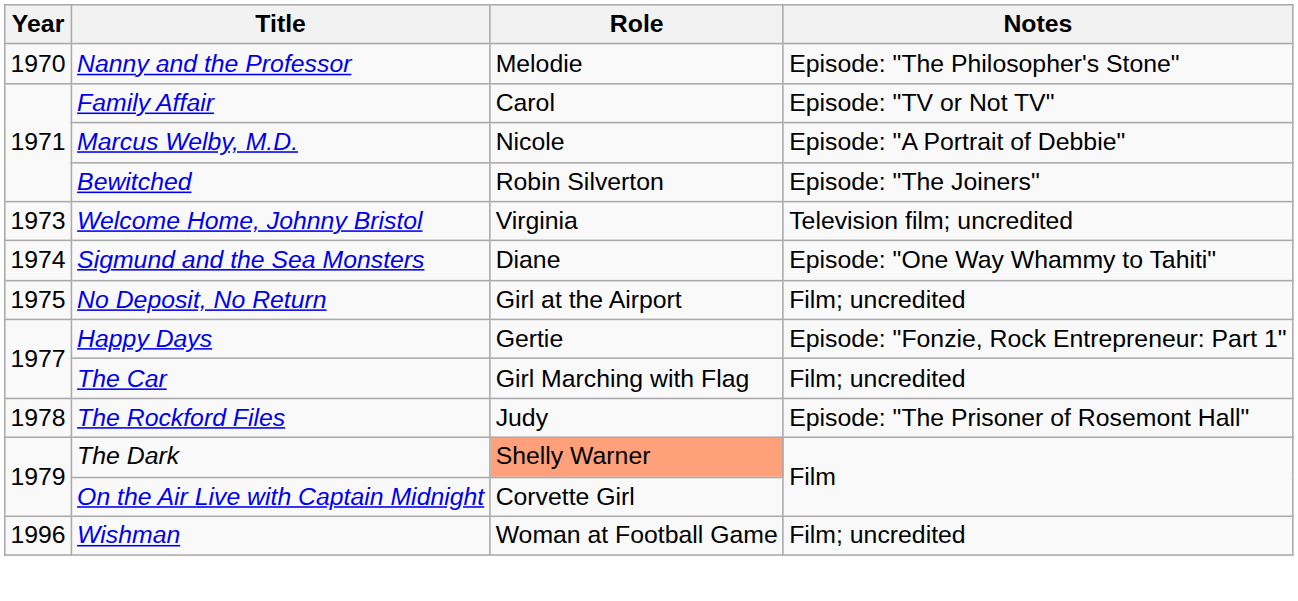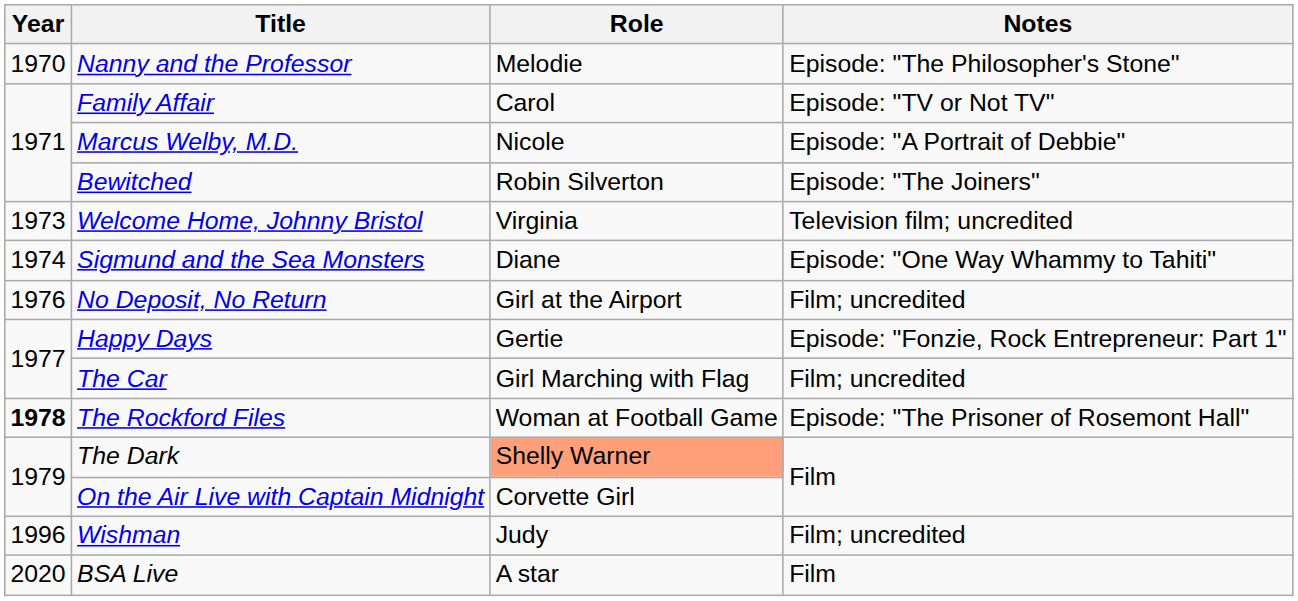(38, 299) 1975 -> (38, 299) 1976
(38, 417) normal -> (38, 417) bold
(522, 417) Judy -> (637, 417) Woman at Football Game
(637, 535) Woman at Football Game -> (522, 535) Judy
+ row: (128, 574)
